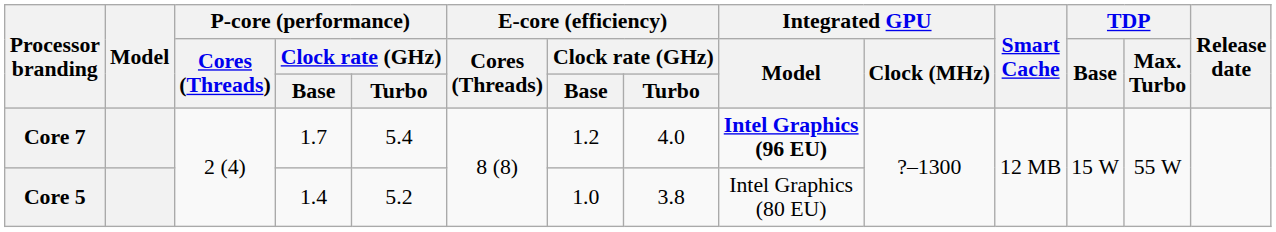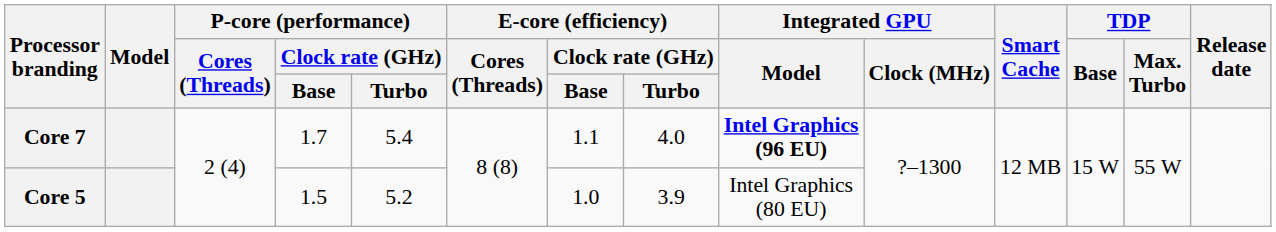(586, 137) 1.2 -> (586, 137) 1.1
(314, 196) 1.4 -> (314, 196) 1.5
(671, 196) 3.8 -> (671, 196) 3.9
